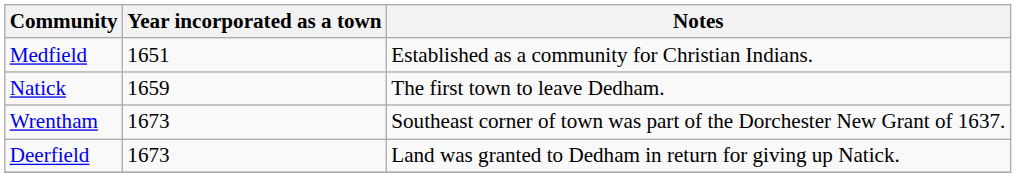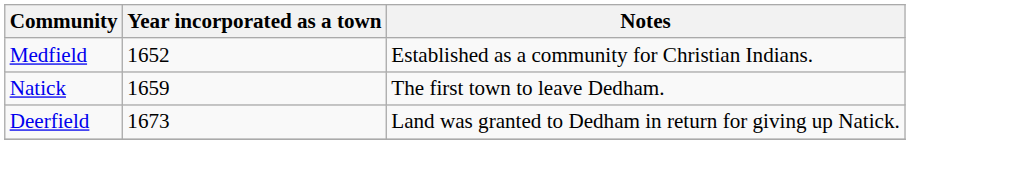(148, 54) 1651 -> (148, 54) 1652
- row: (54, 121)
